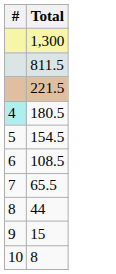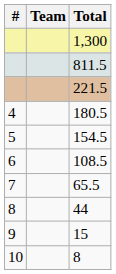+ column: (48, 16)
(12, 112) paleturquoise background -> (12, 112) no background
